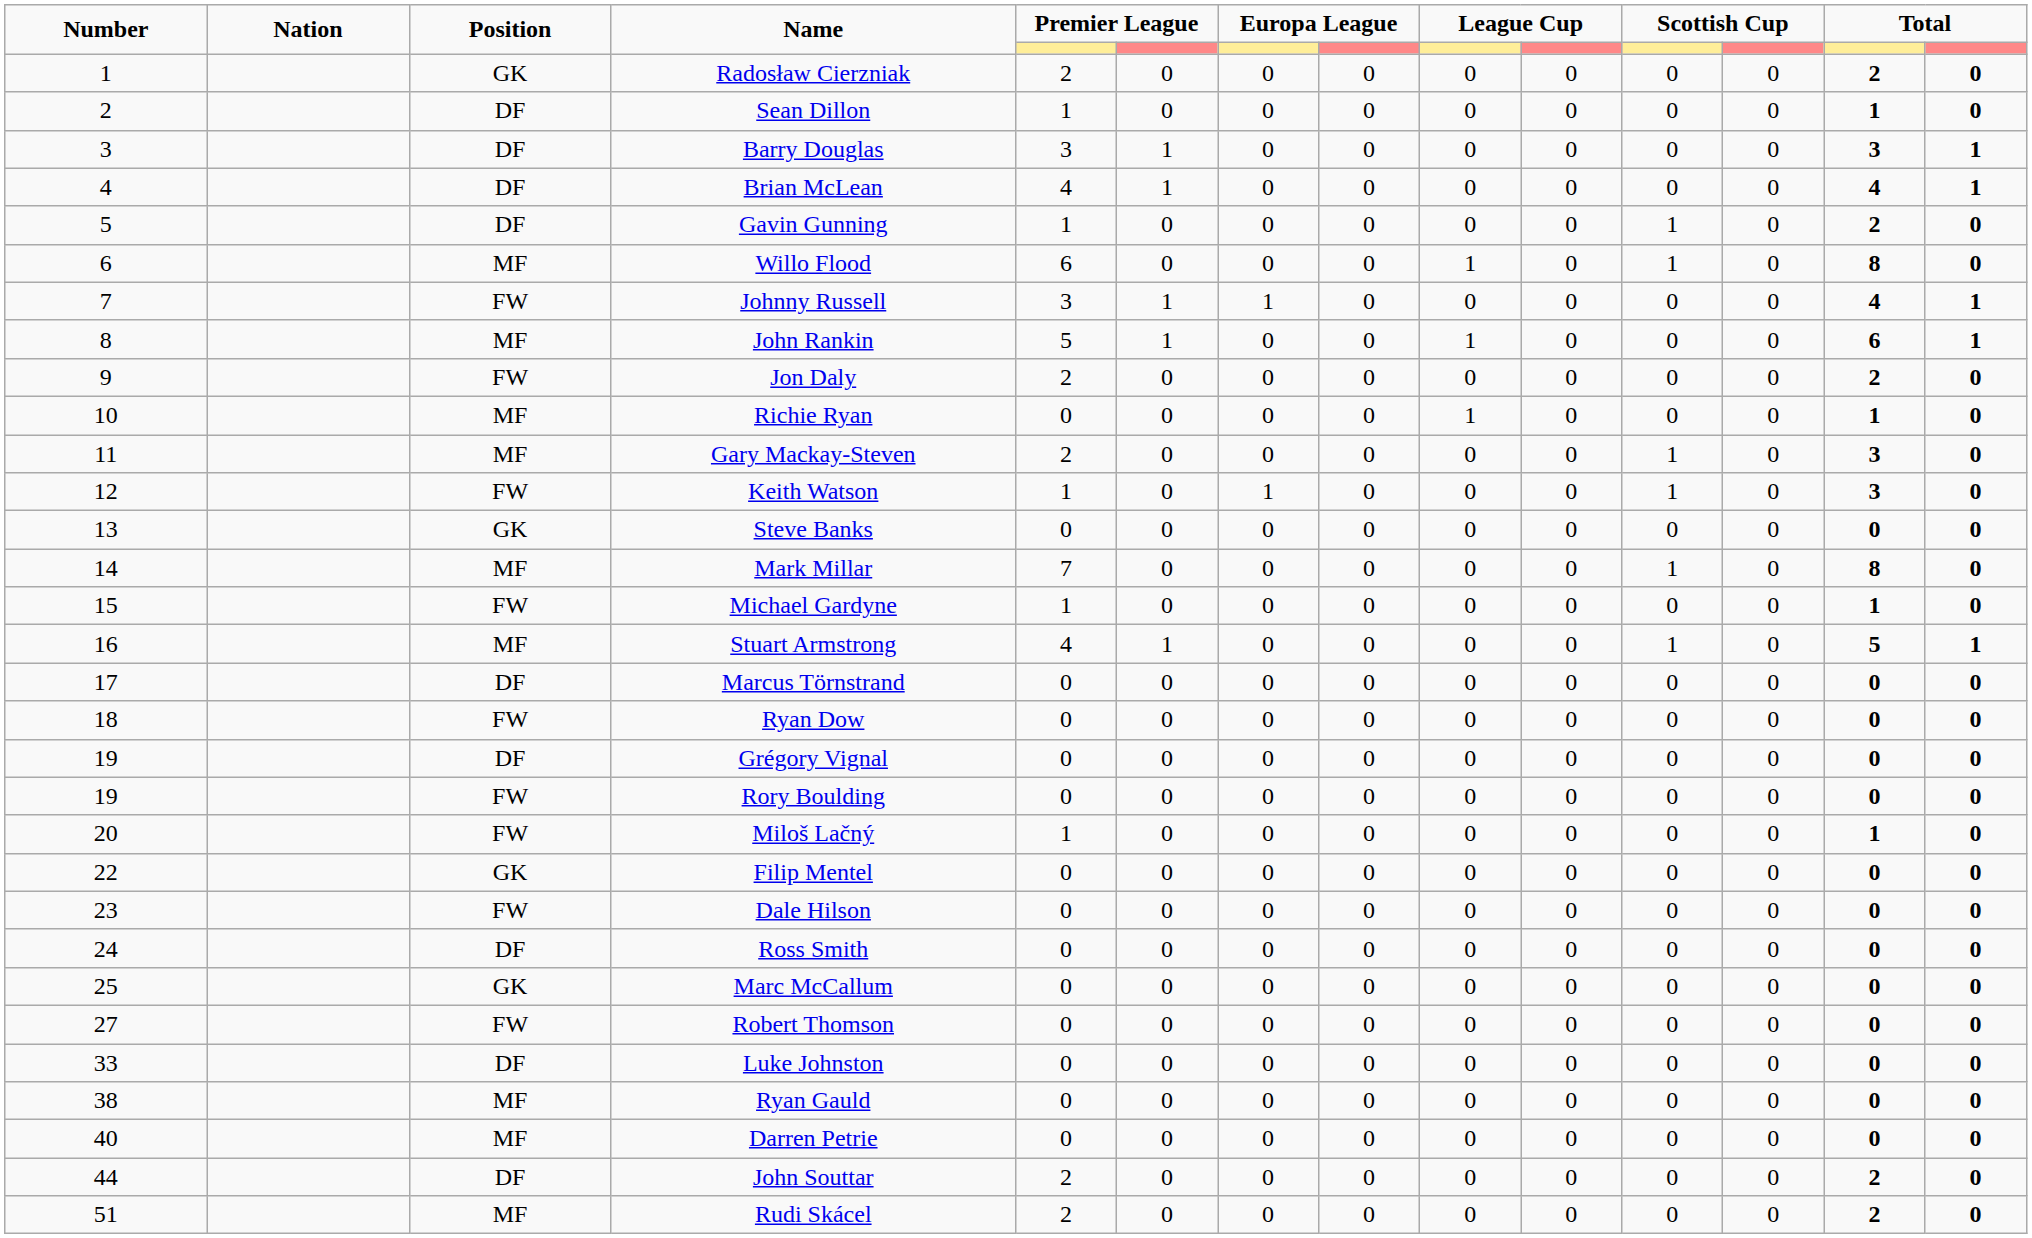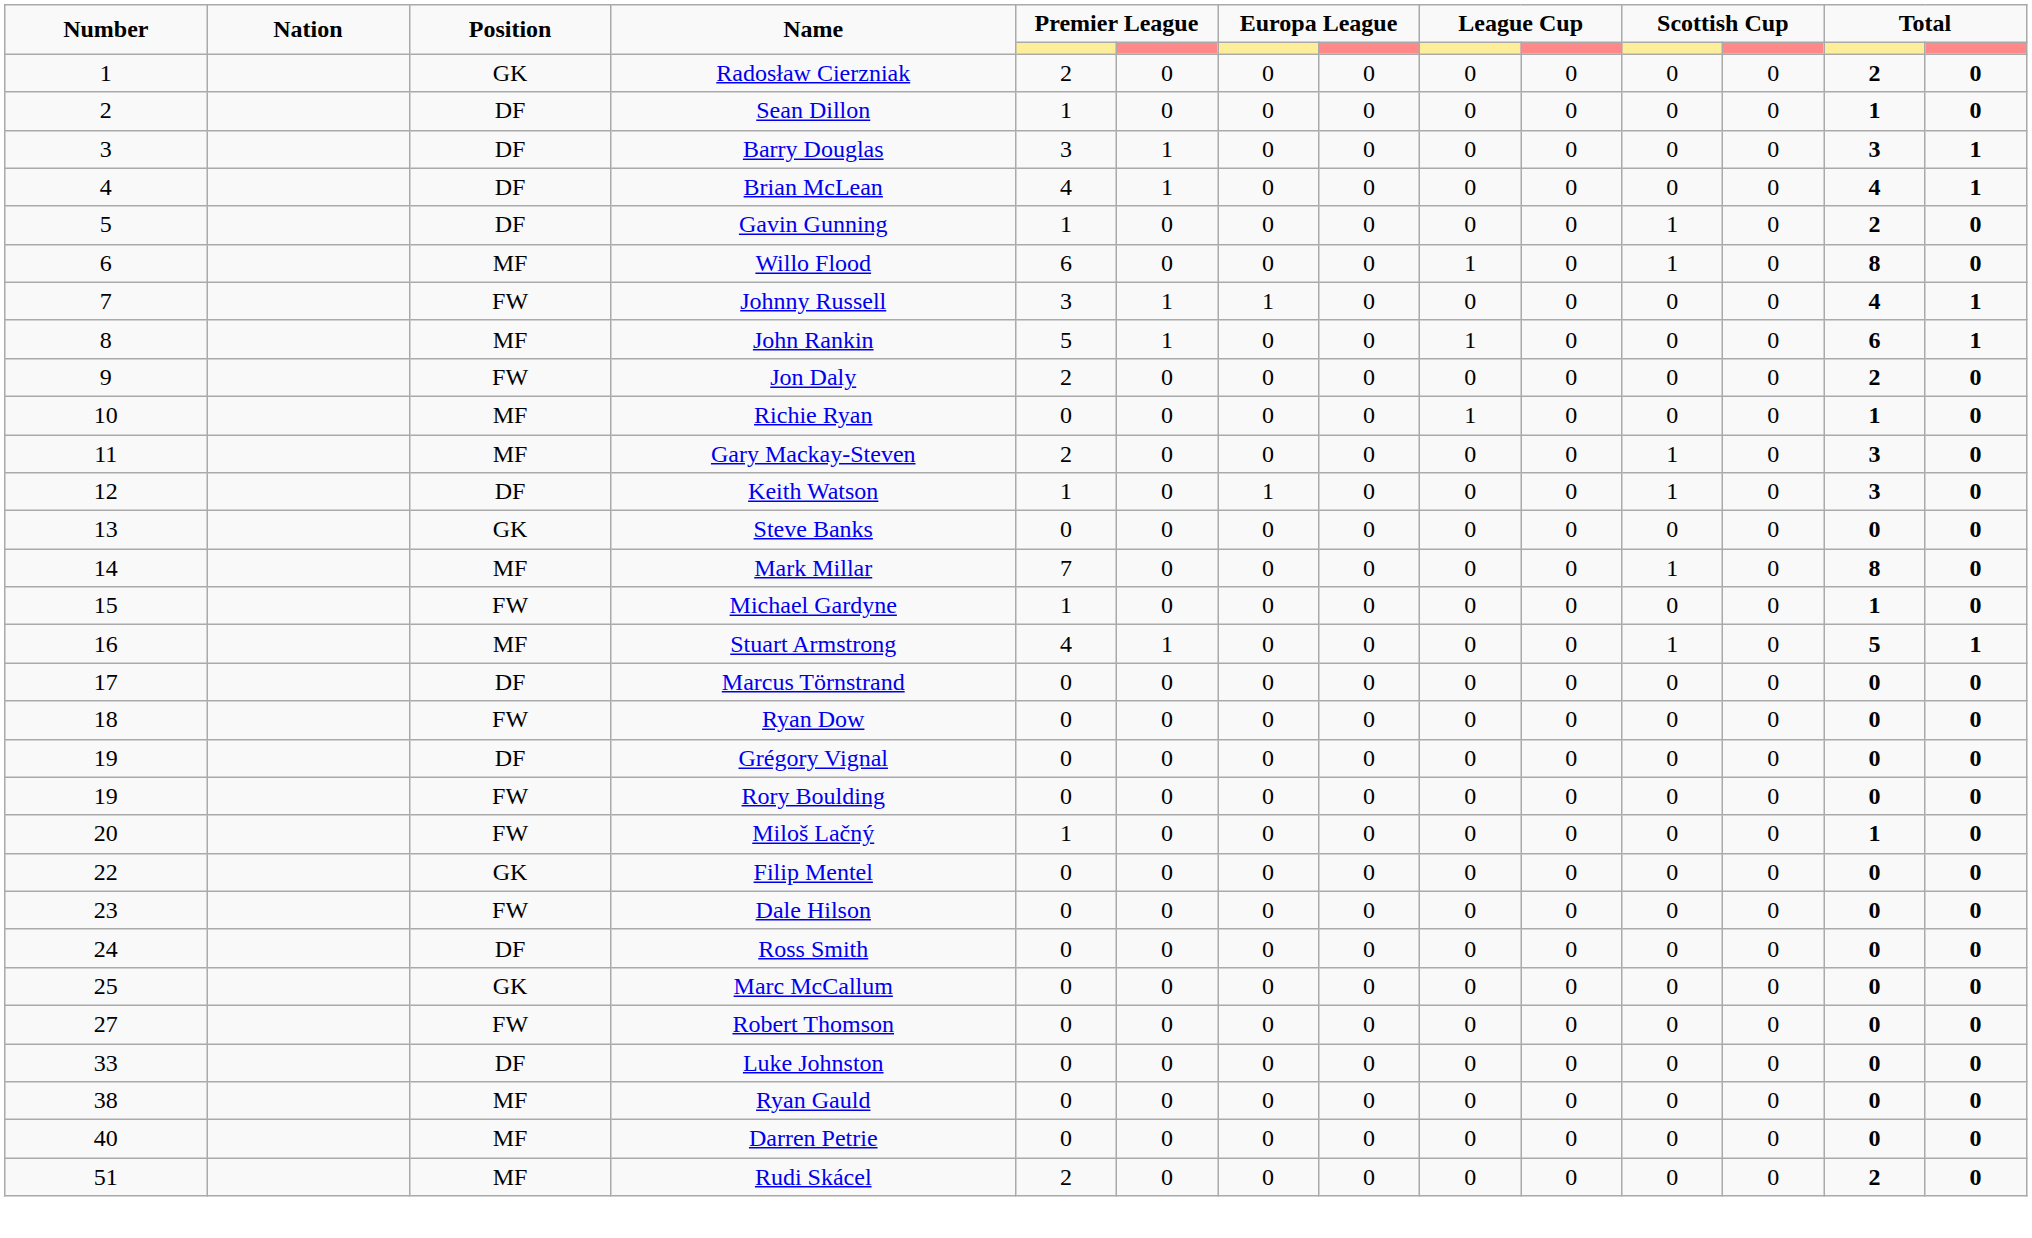(510, 491) FW -> (510, 491) DF
- row: (813, 1176)
